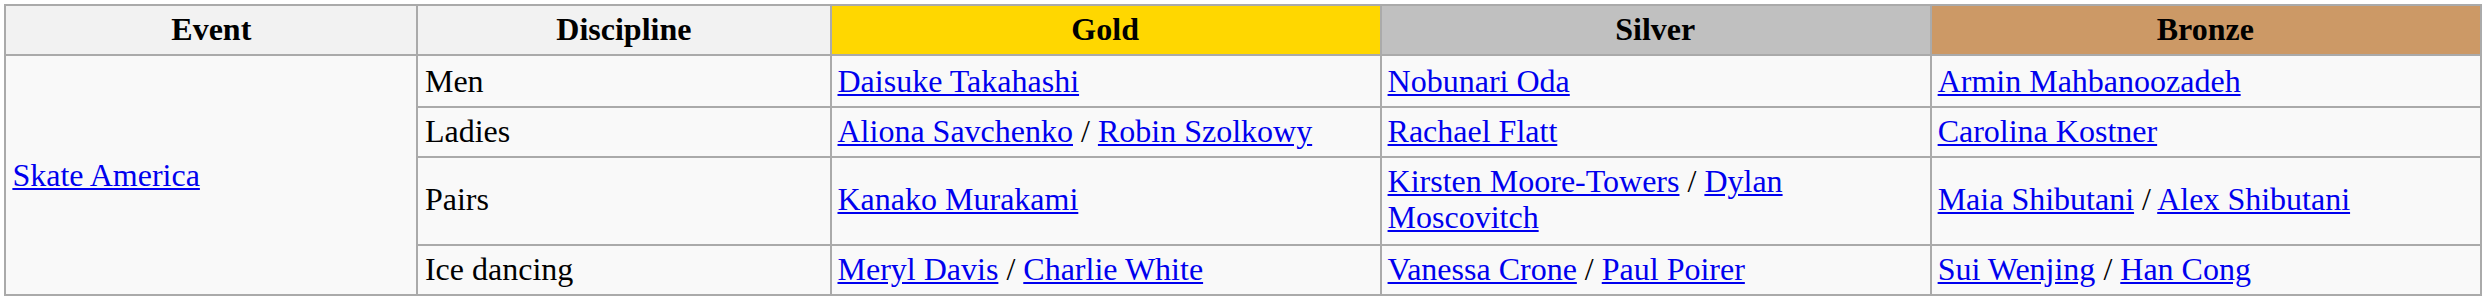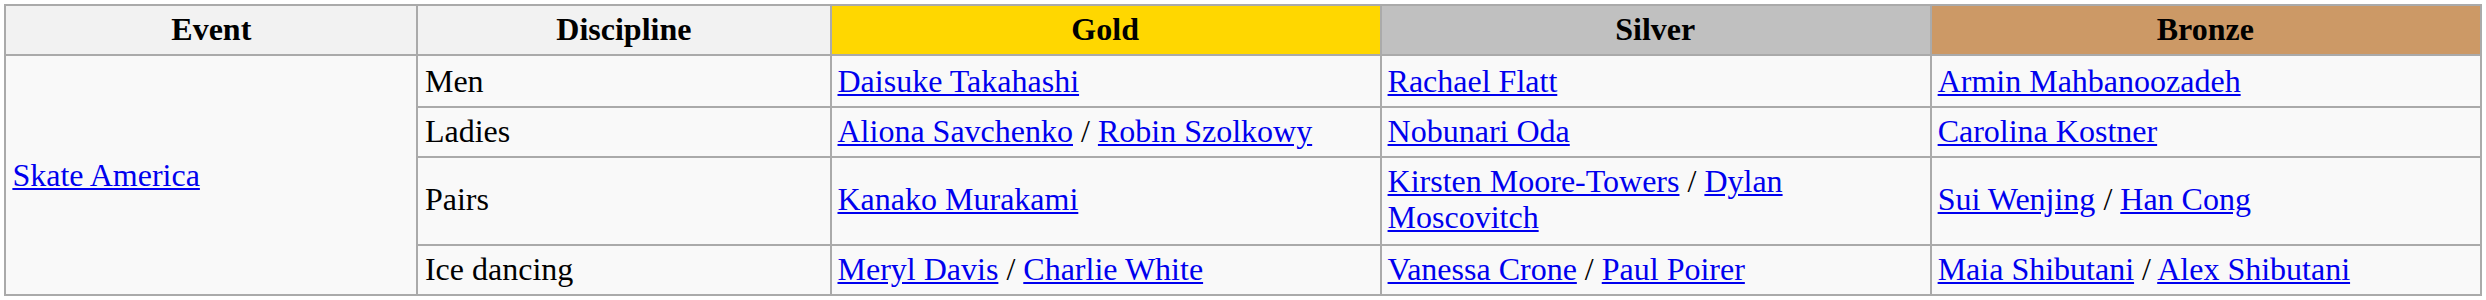(1479, 80) Nobunari Oda -> (1472, 80) Rachael Flatt
(1472, 131) Rachael Flatt -> (1479, 131) Nobunari Oda
(2144, 200) Maia Shibutani / Alex Shibutani -> (2094, 200) Sui Wenjing / Han Cong
(2094, 268) Sui Wenjing / Han Cong -> (2144, 268) Maia Shibutani / Alex Shibutani
